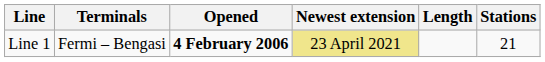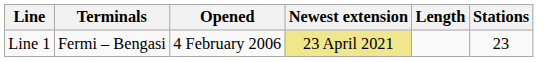(231, 43) bold -> (227, 43) normal
(508, 43) 21 -> (501, 43) 23
